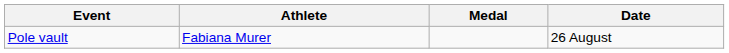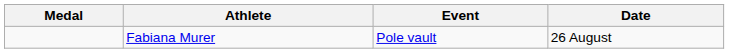columns swapped: (488, 16) <-> (92, 16)
